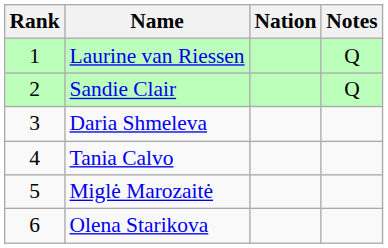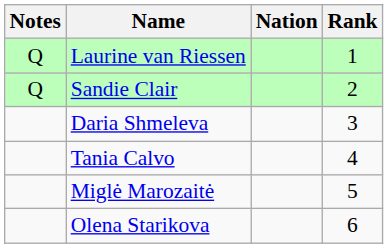columns swapped: (35, 21) <-> (352, 21)
